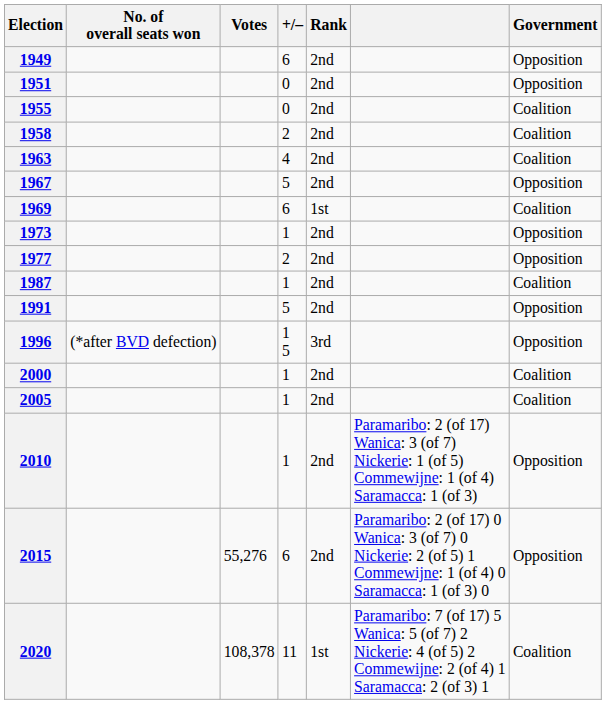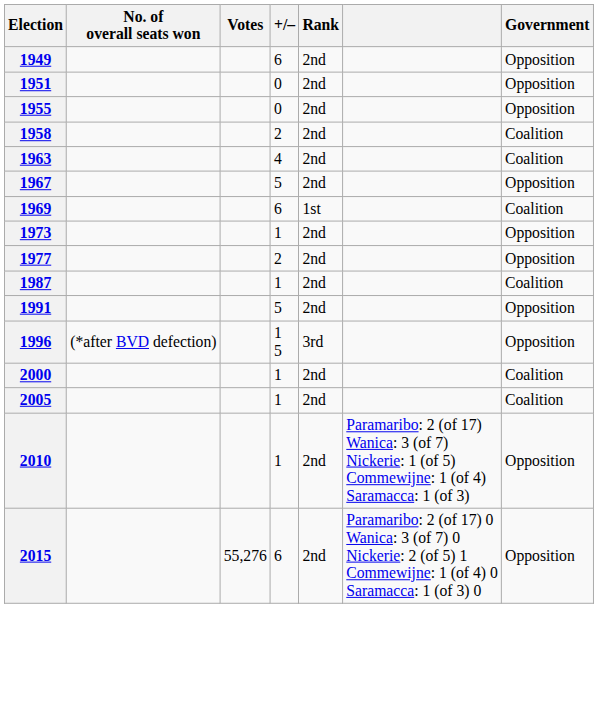(542, 109) Coalition -> (540, 109) Opposition
- row: (36, 651)
